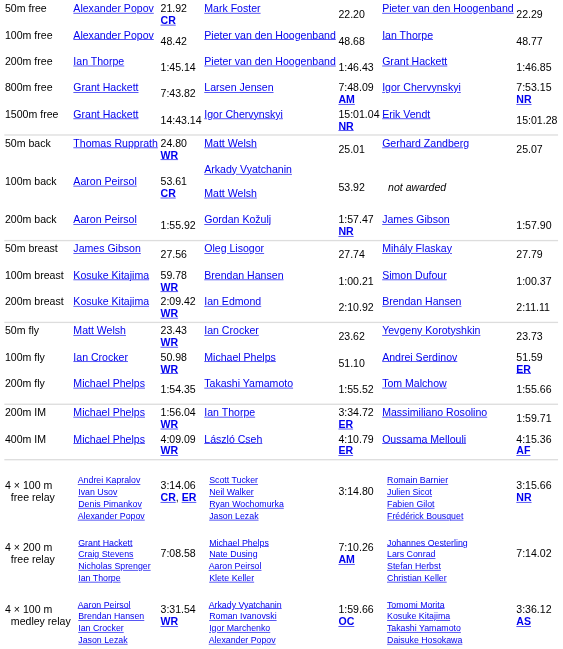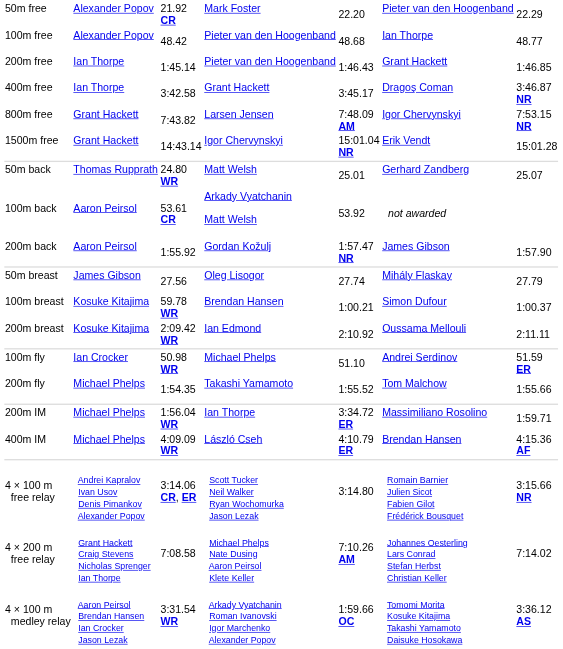+ row: (29, 94)
(422, 308) Brendan Hansen -> (424, 334) Oussama Mellouli
- row: (22, 337)
(424, 445) Oussama Mellouli -> (422, 445) Brendan Hansen
